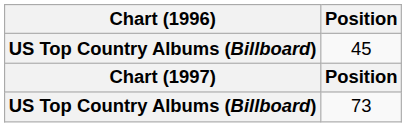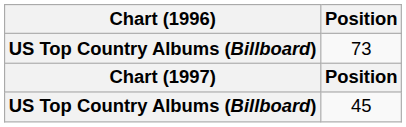rows swapped: (361, 48) <-> (361, 106)
